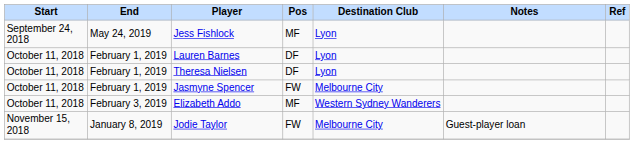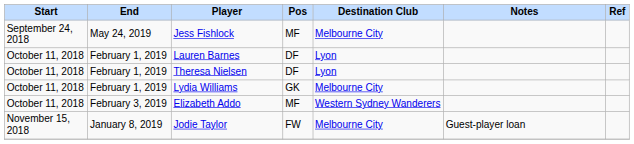(326, 34) Lyon -> (349, 34) Melbourne City
+ row: (205, 87)
- row: (214, 87)
